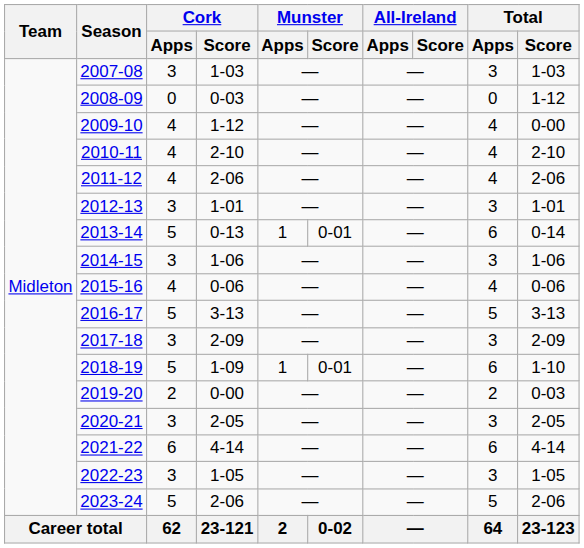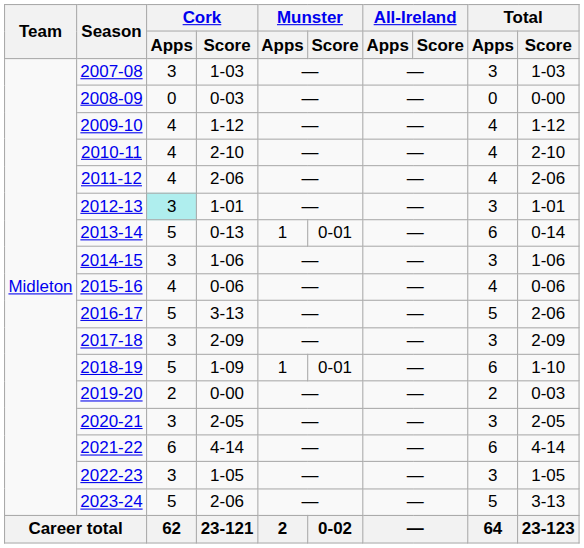(548, 98) 1-12 -> (548, 98) 0-00
(548, 125) 0-00 -> (548, 125) 1-12
(172, 206) no background -> (172, 206) paleturquoise background
(548, 313) 3-13 -> (548, 313) 2-06
(548, 502) 2-06 -> (548, 502) 3-13
